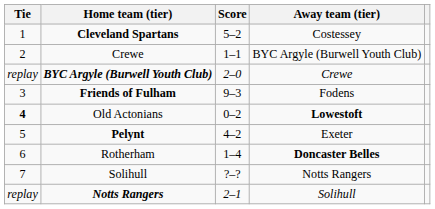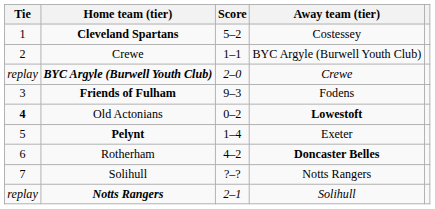(232, 133) 4–2 -> (232, 133) 1–4
(232, 153) 1–4 -> (232, 153) 4–2
